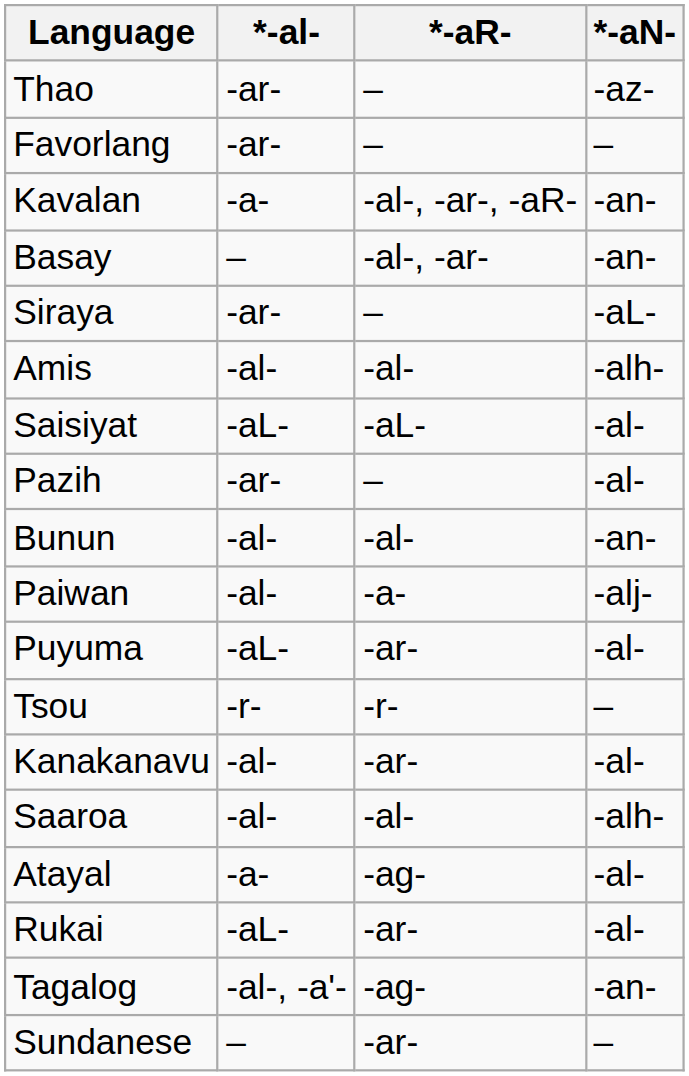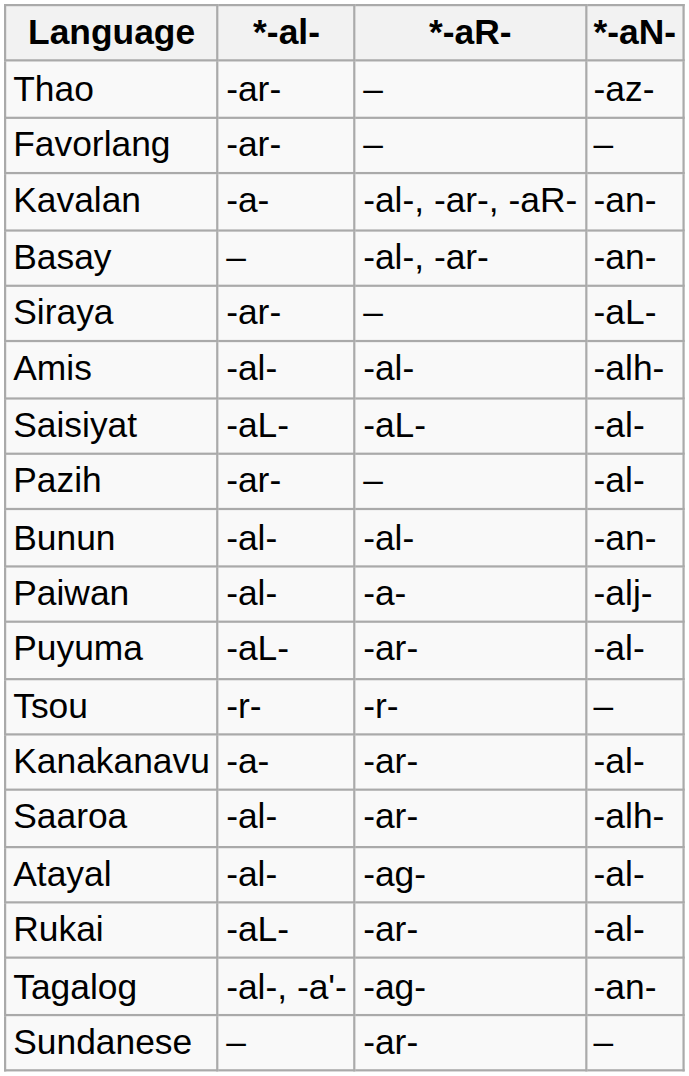(252, 761) -al- -> (248, 761) -a-
(389, 817) -al- -> (391, 817) -ar-
(248, 873) -a- -> (252, 873) -al-
